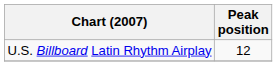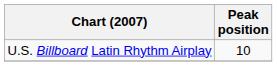(243, 50) 12 -> (243, 50) 10
